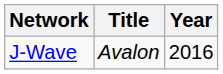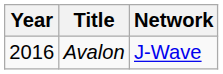columns swapped: (191, 20) <-> (49, 20)
